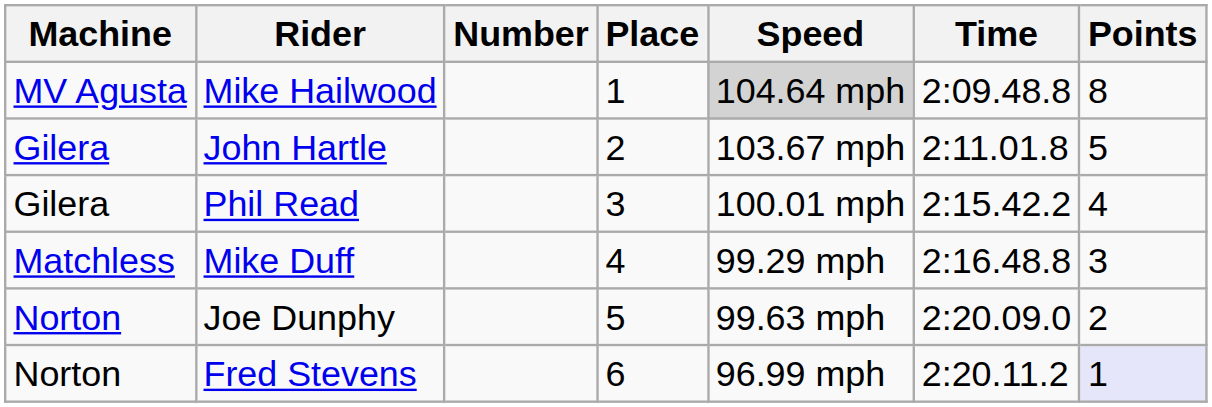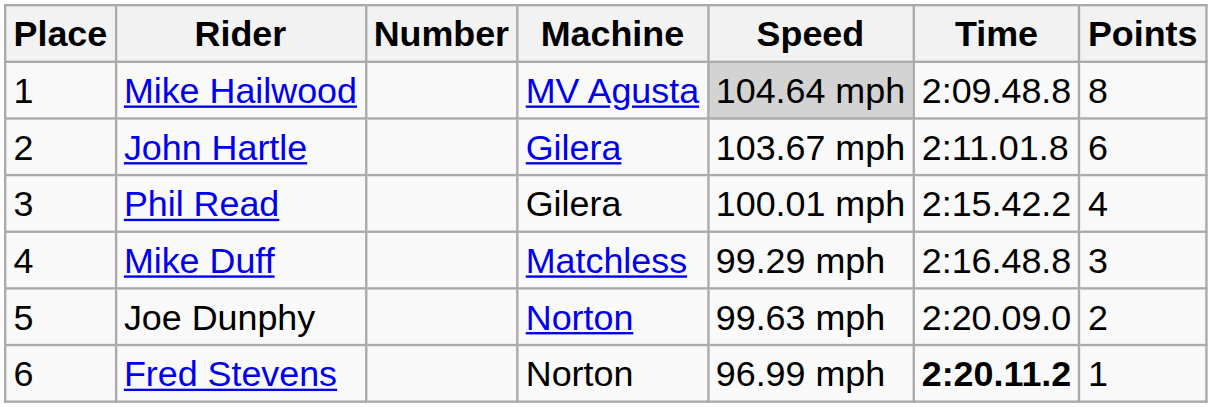columns swapped: (652, 34) <-> (100, 34)
(1098, 147) 5 -> (1098, 147) 6
(995, 374) normal -> (996, 374) bold
(1098, 374) lavender background -> (1098, 374) no background
